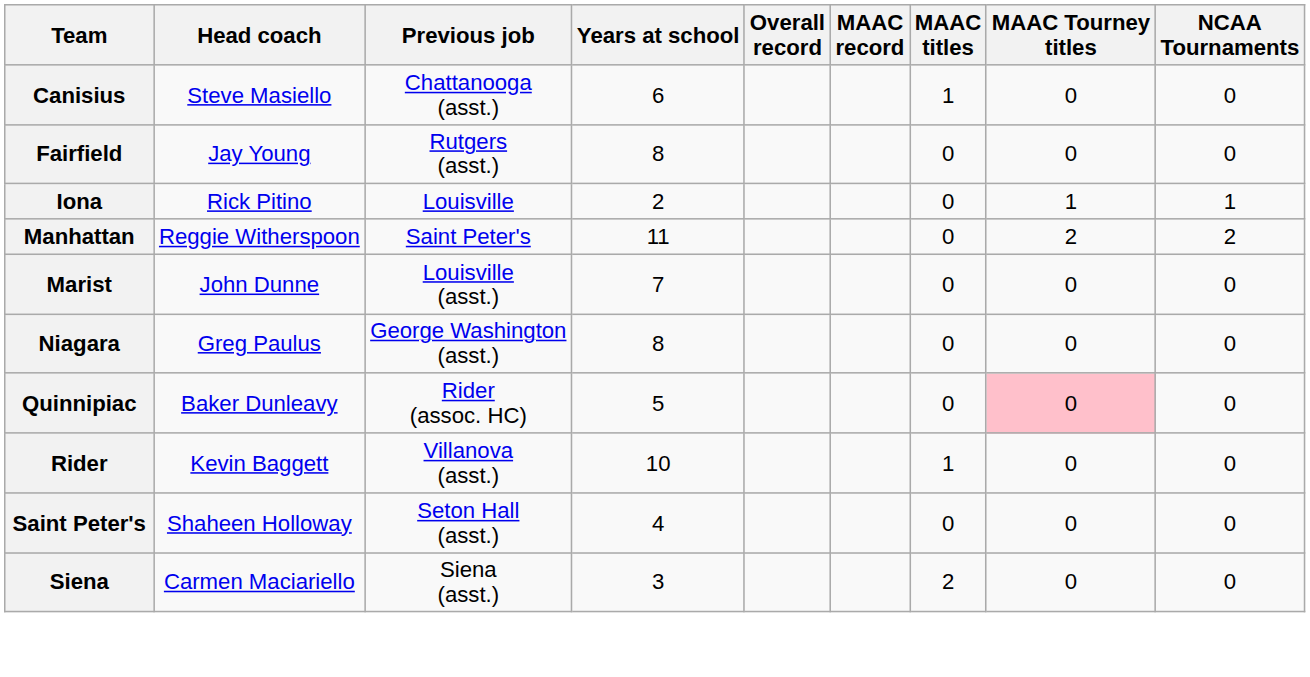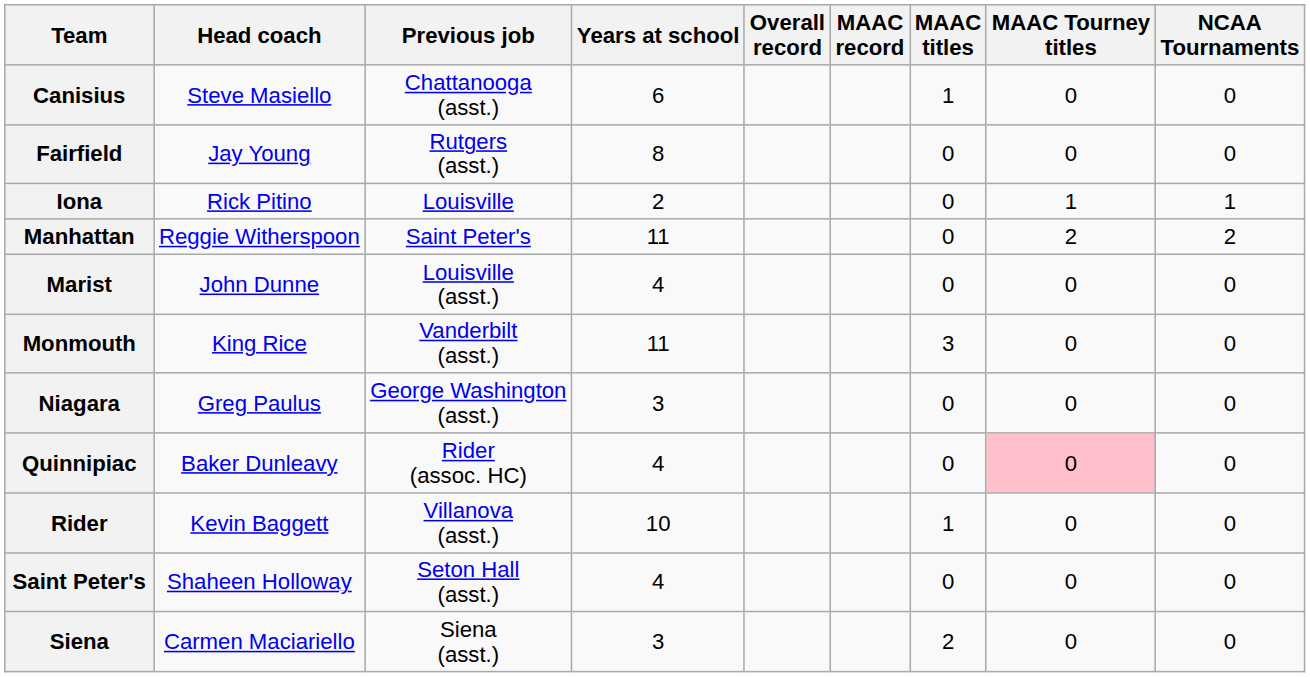(658, 284) 7 -> (658, 284) 4
+ row: (79, 344)
(658, 344) 8 -> (658, 403) 3
(658, 403) 5 -> (658, 463) 4
